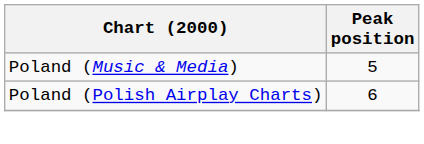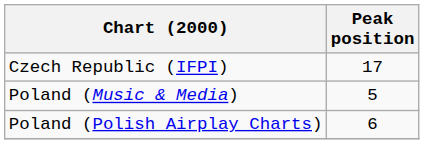+ row: (119, 67)
